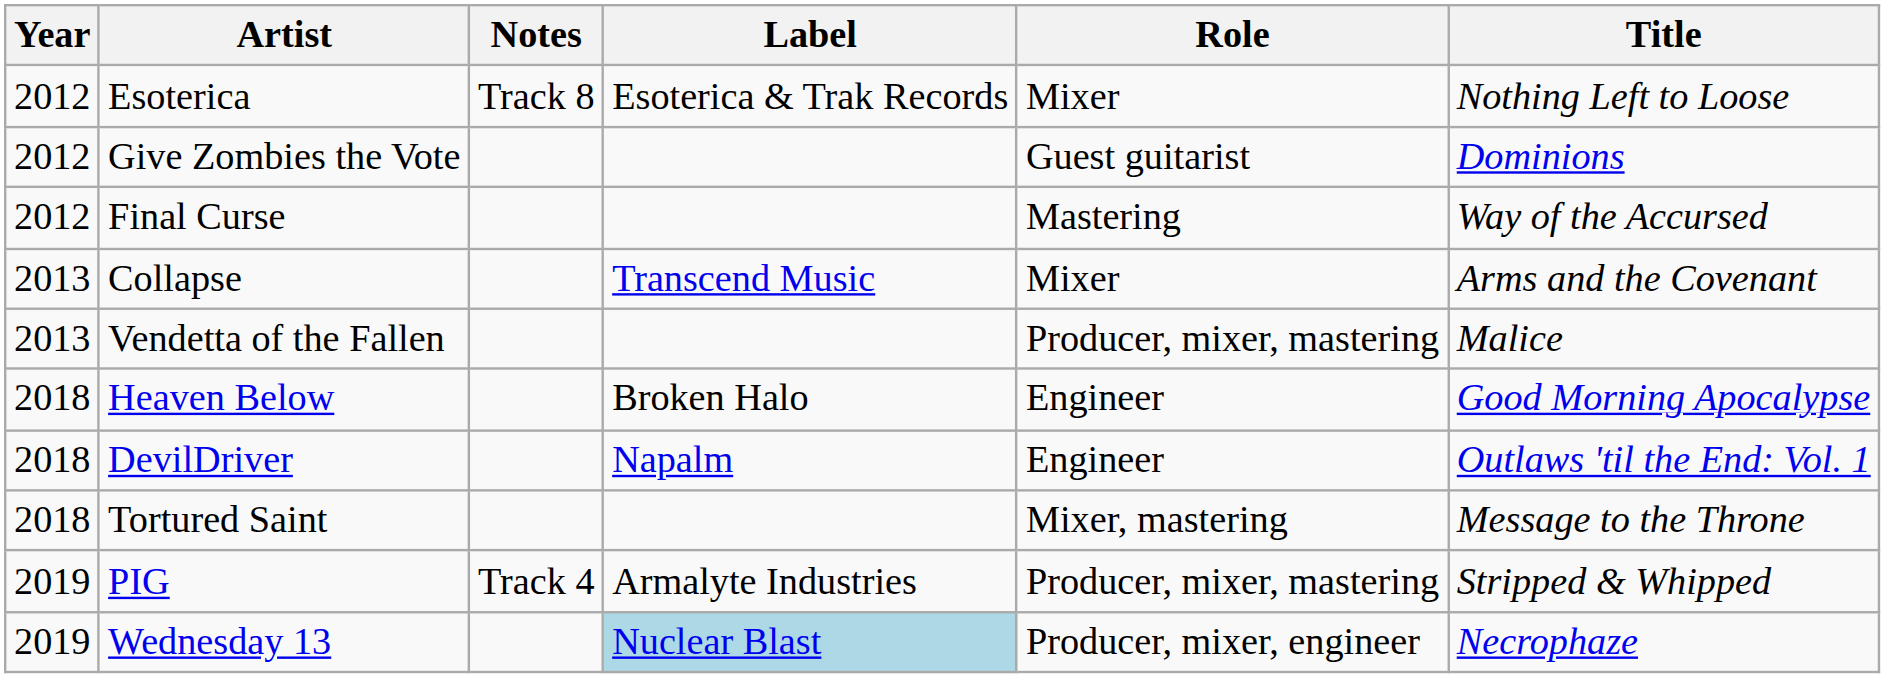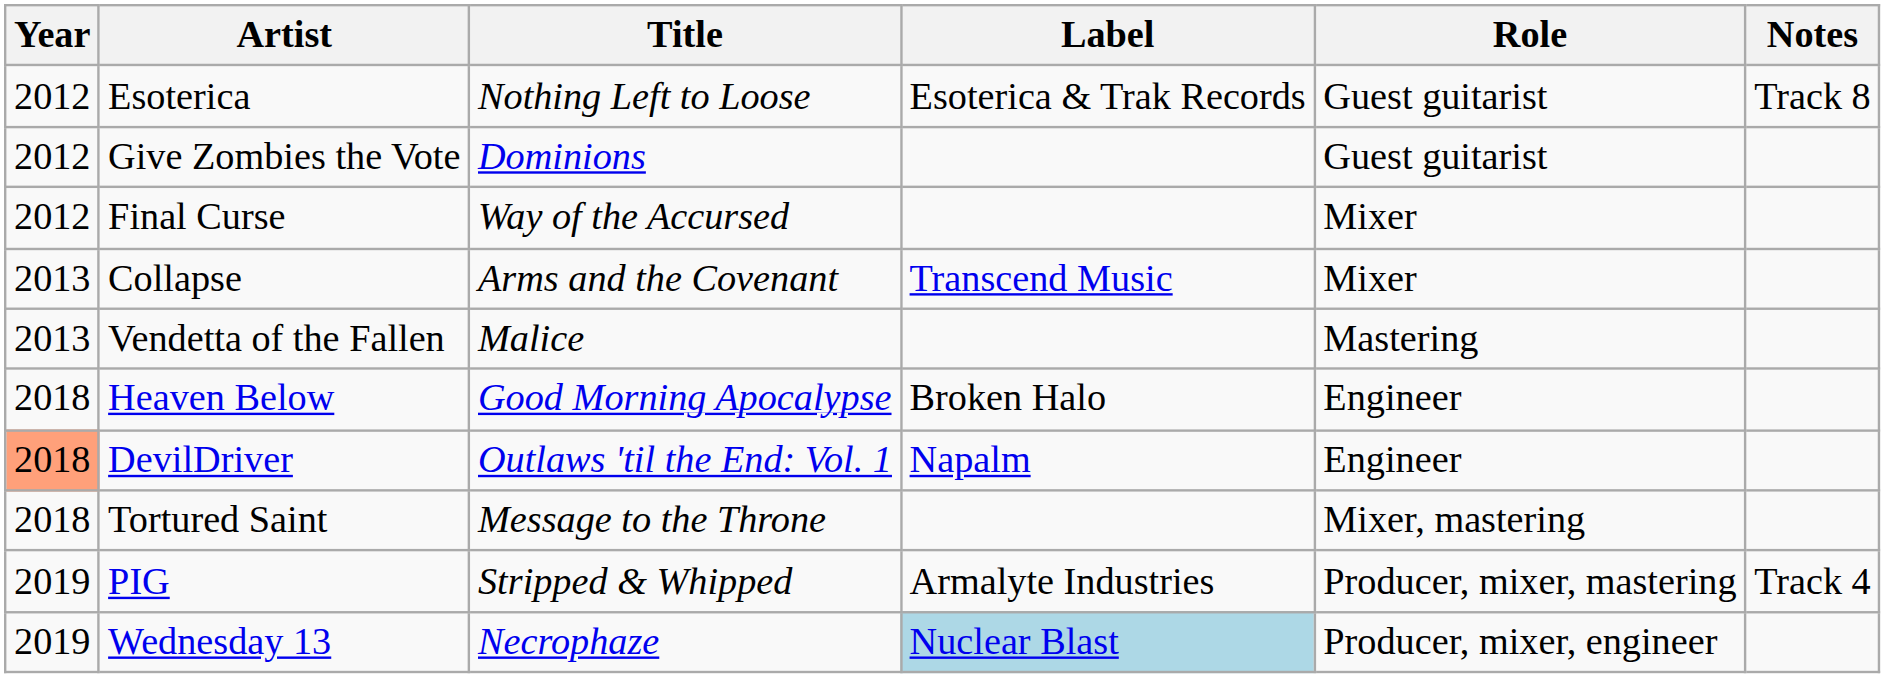columns swapped: (1664, 34) <-> (536, 34)
(1073, 95) Mixer -> (1435, 95) Guest guitarist
(1103, 216) Mastering -> (1370, 216) Mixer
(1233, 338) Producer, mixer, mastering -> (1401, 338) Mastering
(52, 459) no background -> (52, 459) lightsalmon background
